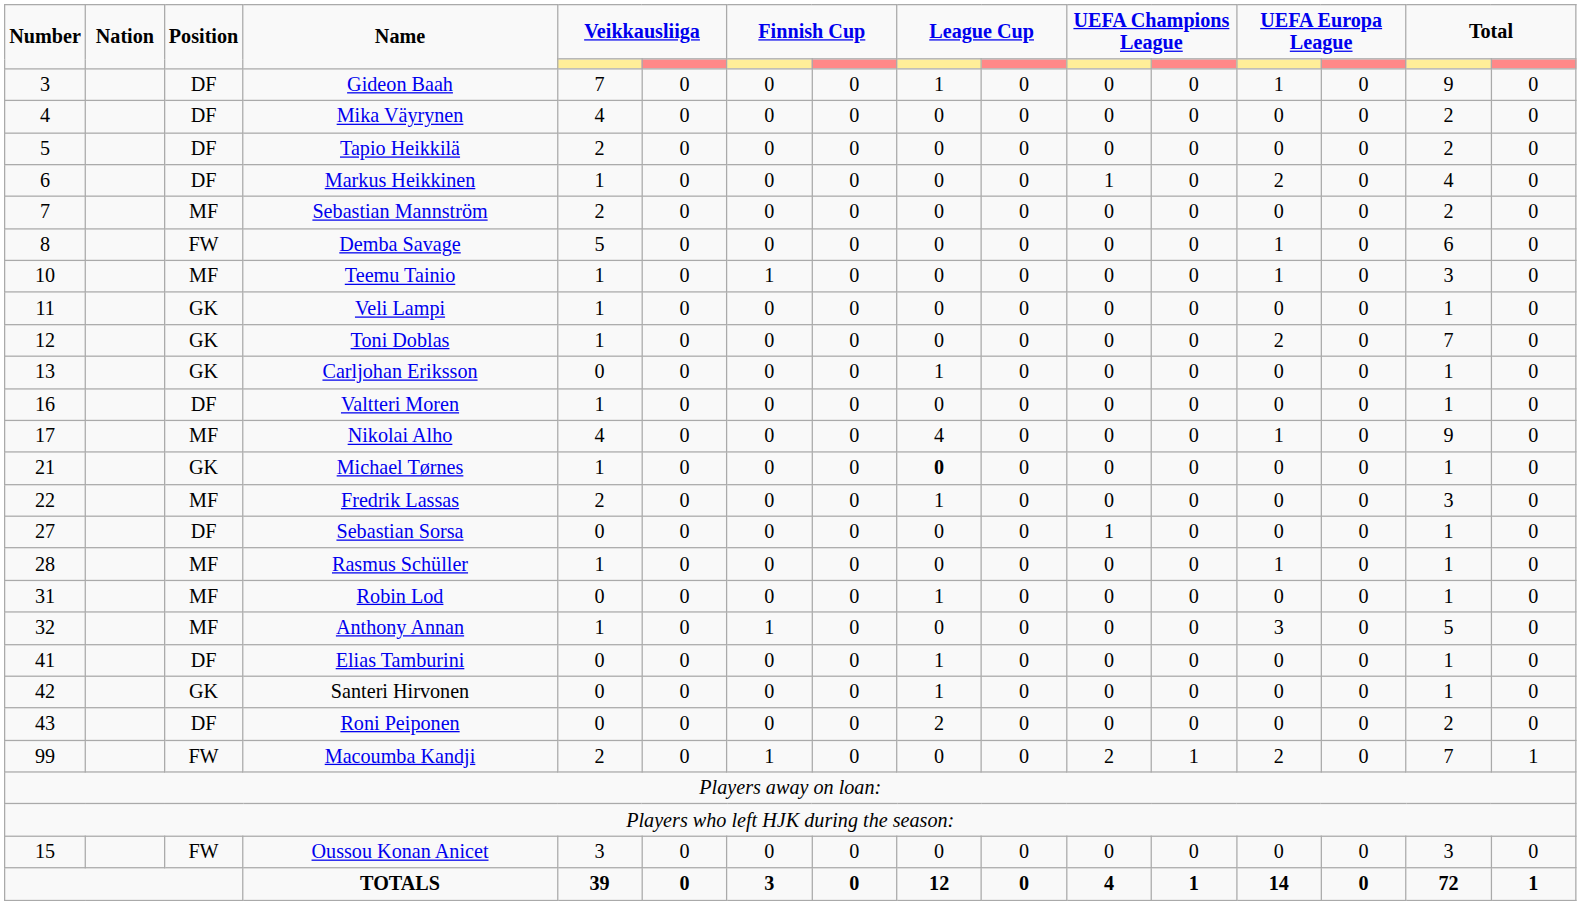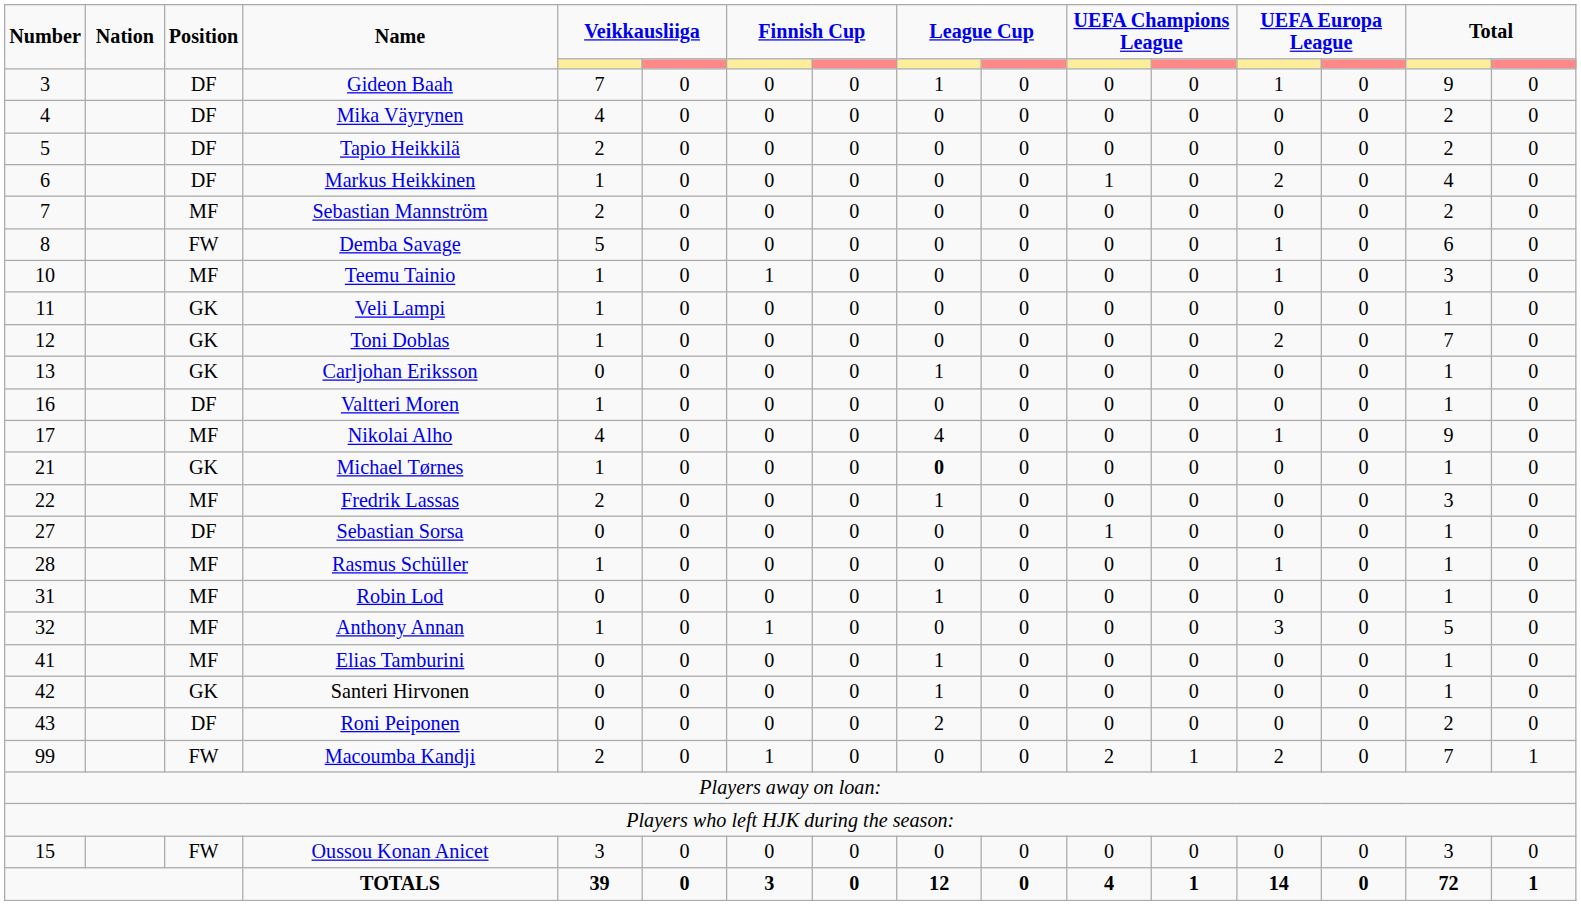(204, 659) DF -> (204, 659) MF
